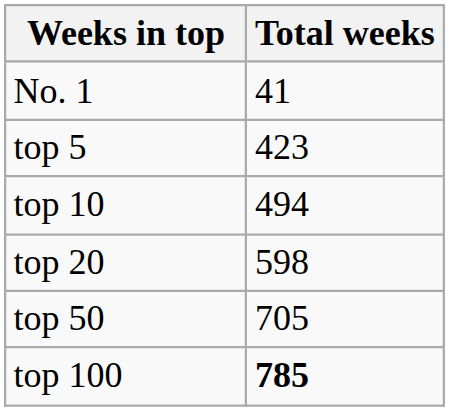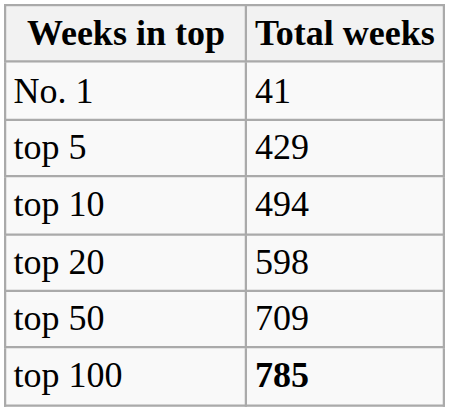(282, 147) 423 -> (282, 147) 429
(282, 318) 705 -> (282, 318) 709
